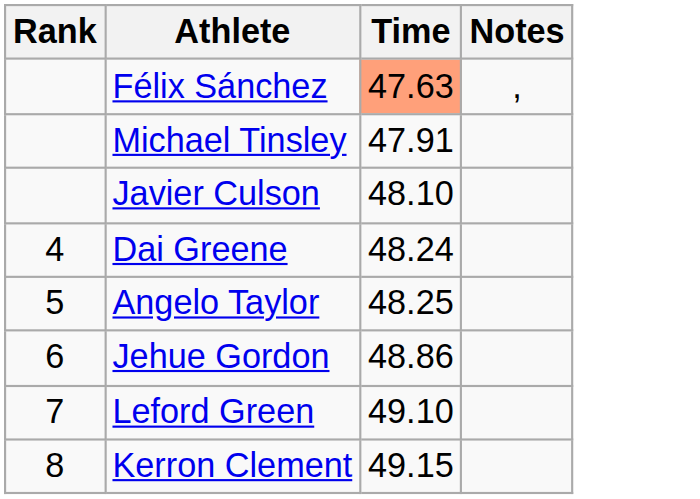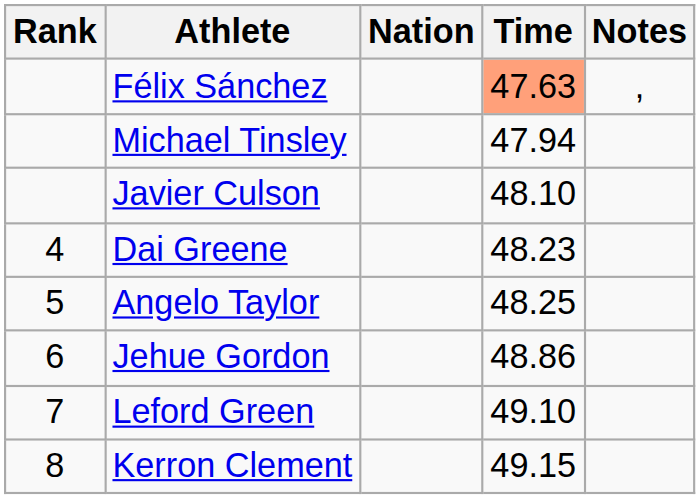+ column: (421, 31)
(411, 140) 47.91 -> (533, 140) 47.94
(411, 248) 48.24 -> (533, 248) 48.23
